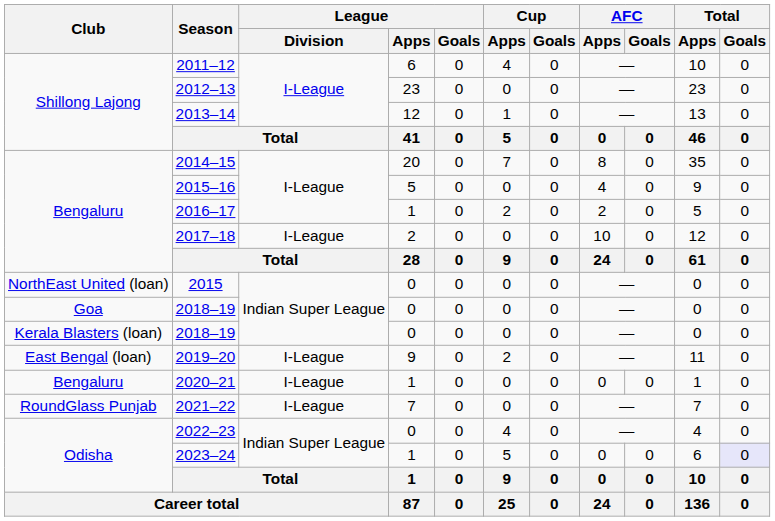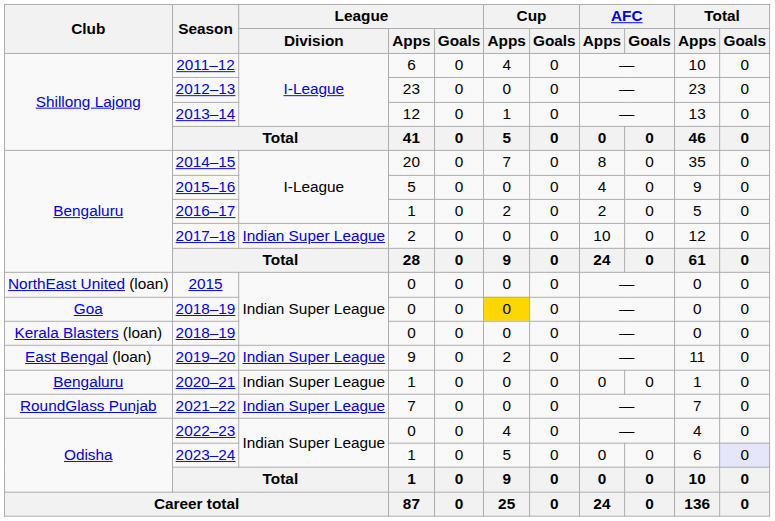(314, 235) I-League -> (314, 235) Indian Super League
(507, 308) no background -> (507, 308) gold background
(314, 357) I-League -> (314, 357) Indian Super League
(314, 382) I-League -> (314, 382) Indian Super League
(314, 406) I-League -> (314, 406) Indian Super League
